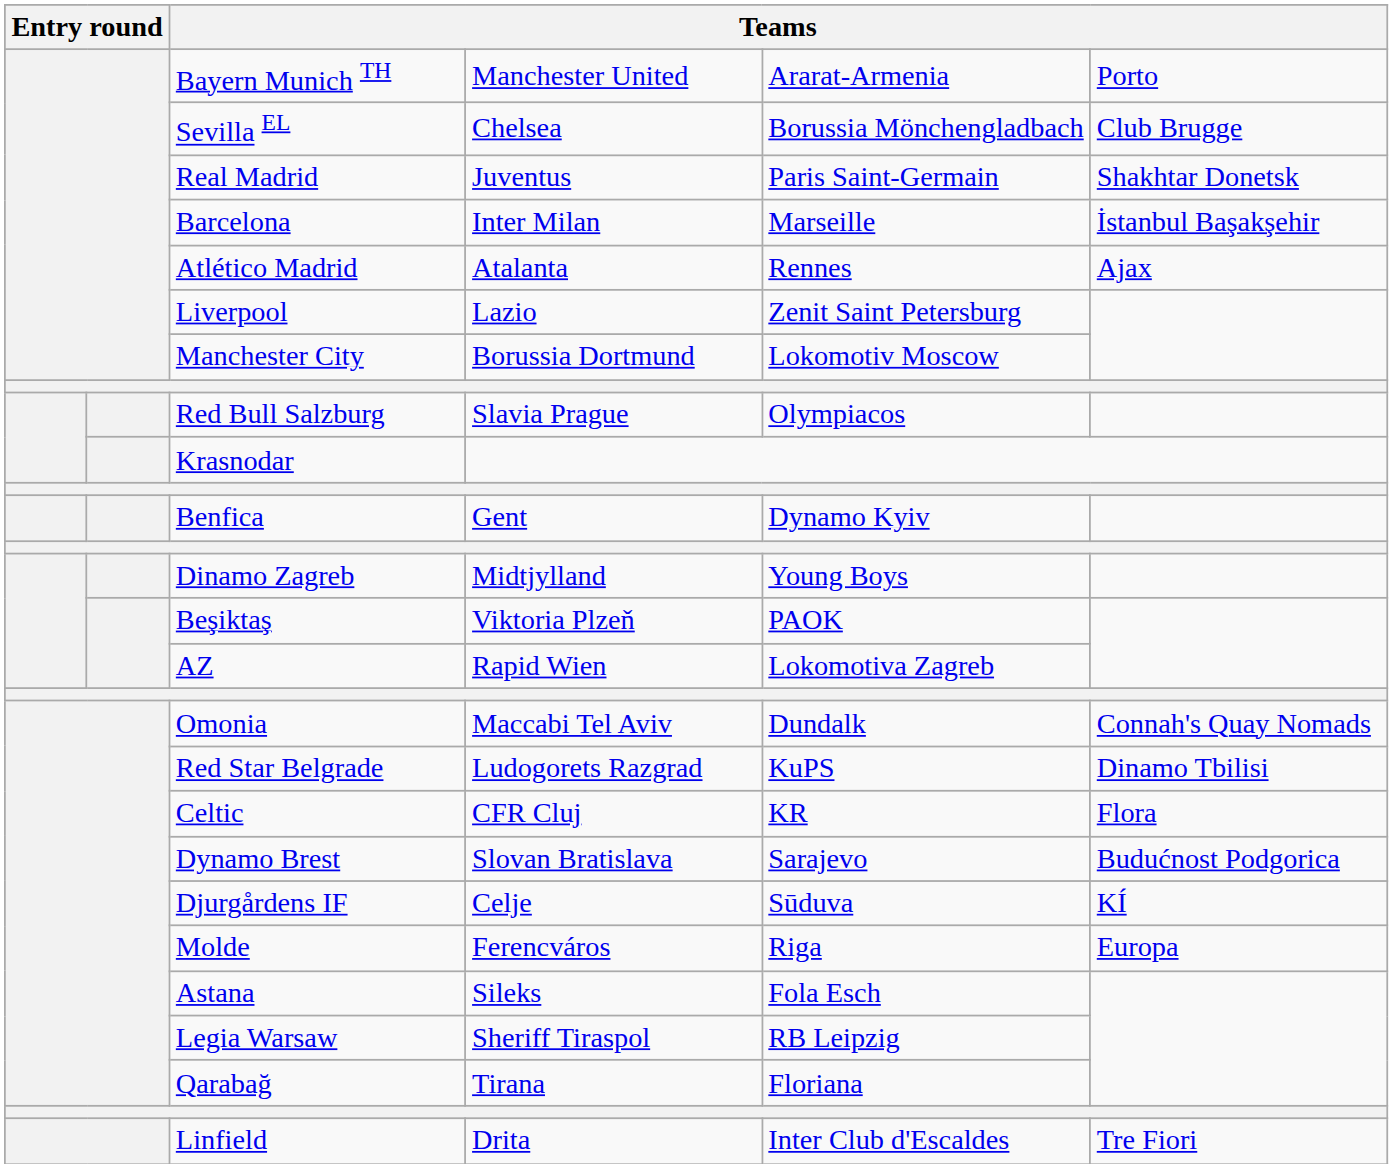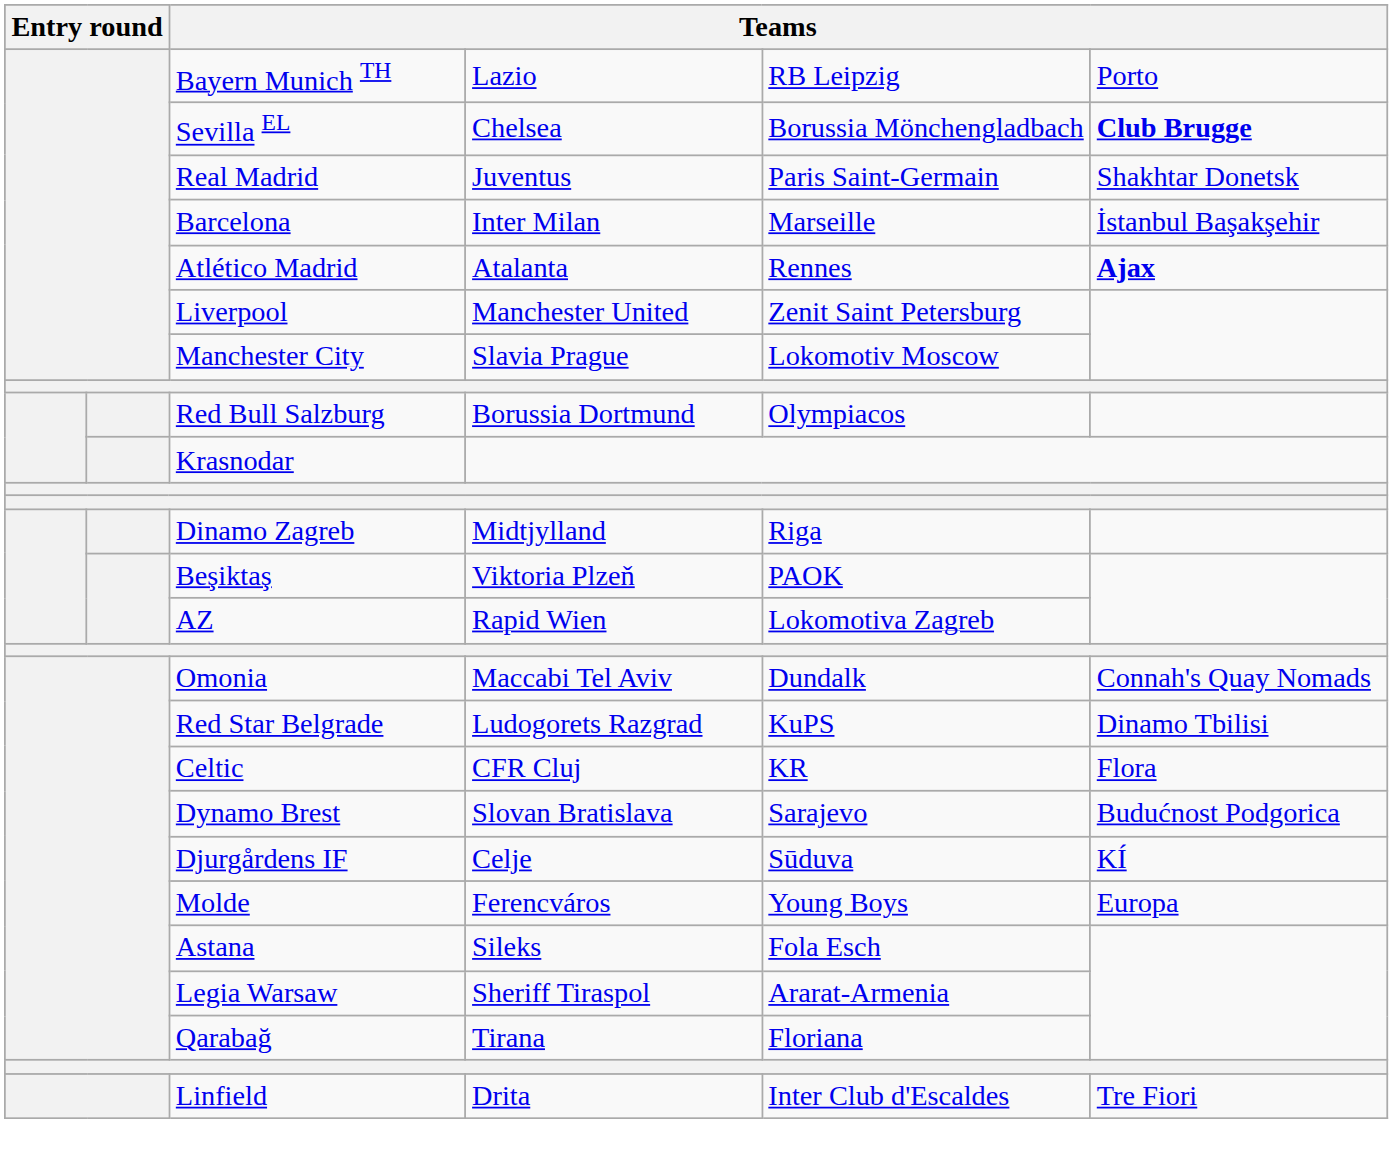(580, 75) Manchester United -> (504, 75) Lazio
(859, 75) Ararat-Armenia -> (834, 75) RB Leipzig
(1170, 128) normal -> (1174, 128) bold
(1124, 266) normal -> (1126, 266) bold
(504, 311) Lazio -> (580, 311) Manchester United
(583, 356) Borussia Dortmund -> (550, 356) Slavia Prague
(550, 414) Slavia Prague -> (583, 414) Borussia Dortmund
- row: (220, 517)
(838, 575) Young Boys -> (795, 530) Riga
(795, 947) Riga -> (838, 902) Young Boys
(834, 1037) RB Leipzig -> (859, 992) Ararat-Armenia
